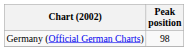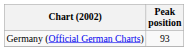(165, 38) 98 -> (165, 38) 93
